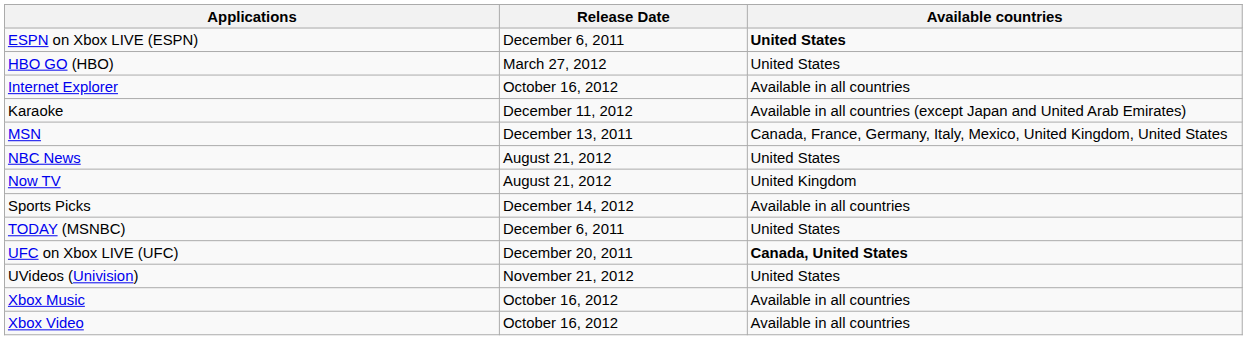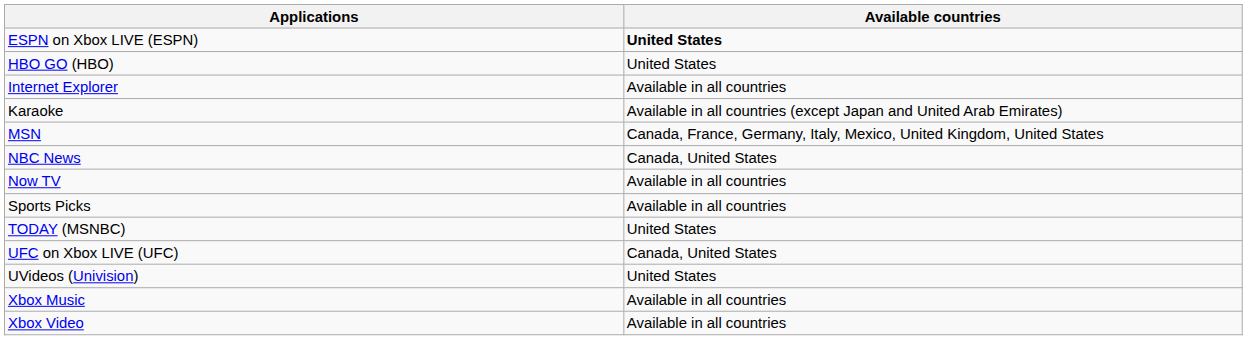- column: (623, 16)
(795, 158) United States -> (702, 158) Canada, United States
(804, 182) United Kingdom -> (707, 182) Available in all countries
(829, 252) bold -> (702, 252) normal
